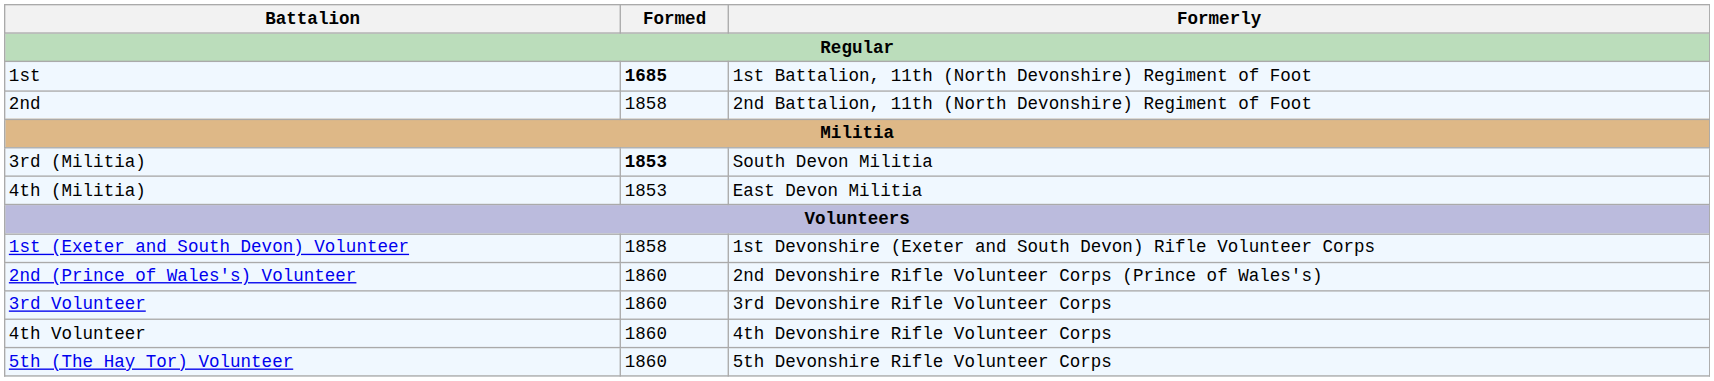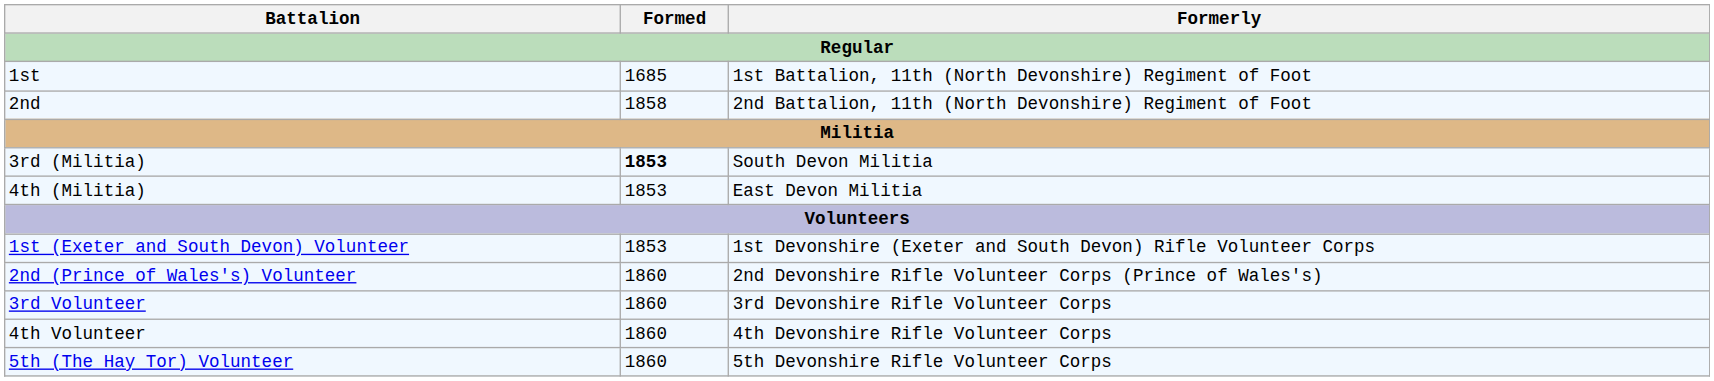(646, 76) bold -> (646, 76) normal
(646, 248) 1858 -> (646, 248) 1853
